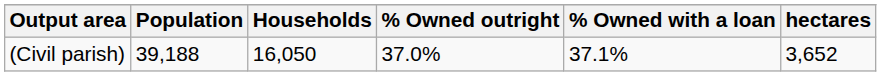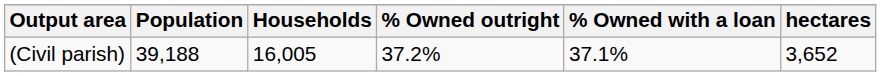(285, 53) 16,050 -> (285, 53) 16,005
(411, 53) 37.0% -> (411, 53) 37.2%
